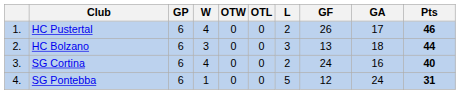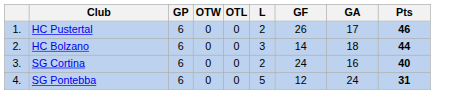- column: (206, 13)
(326, 47) 13 -> (301, 47) 14
